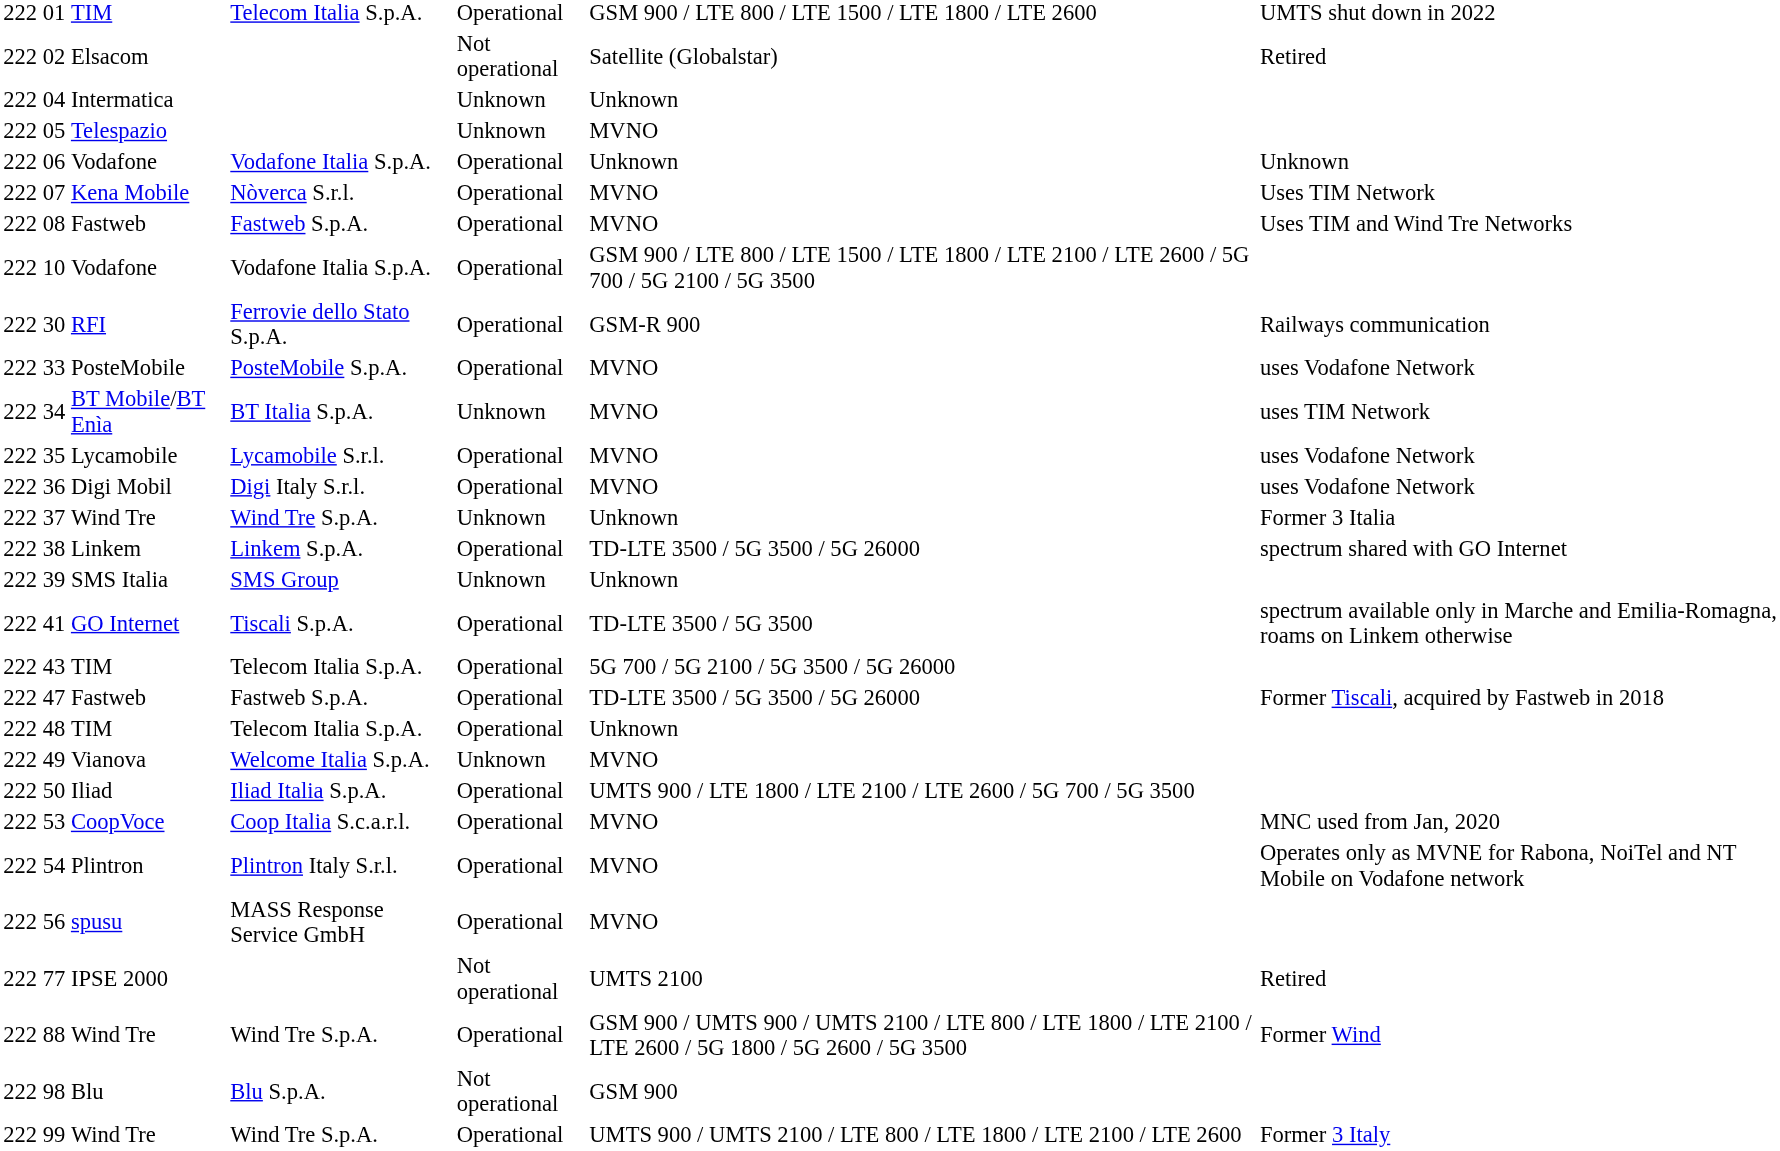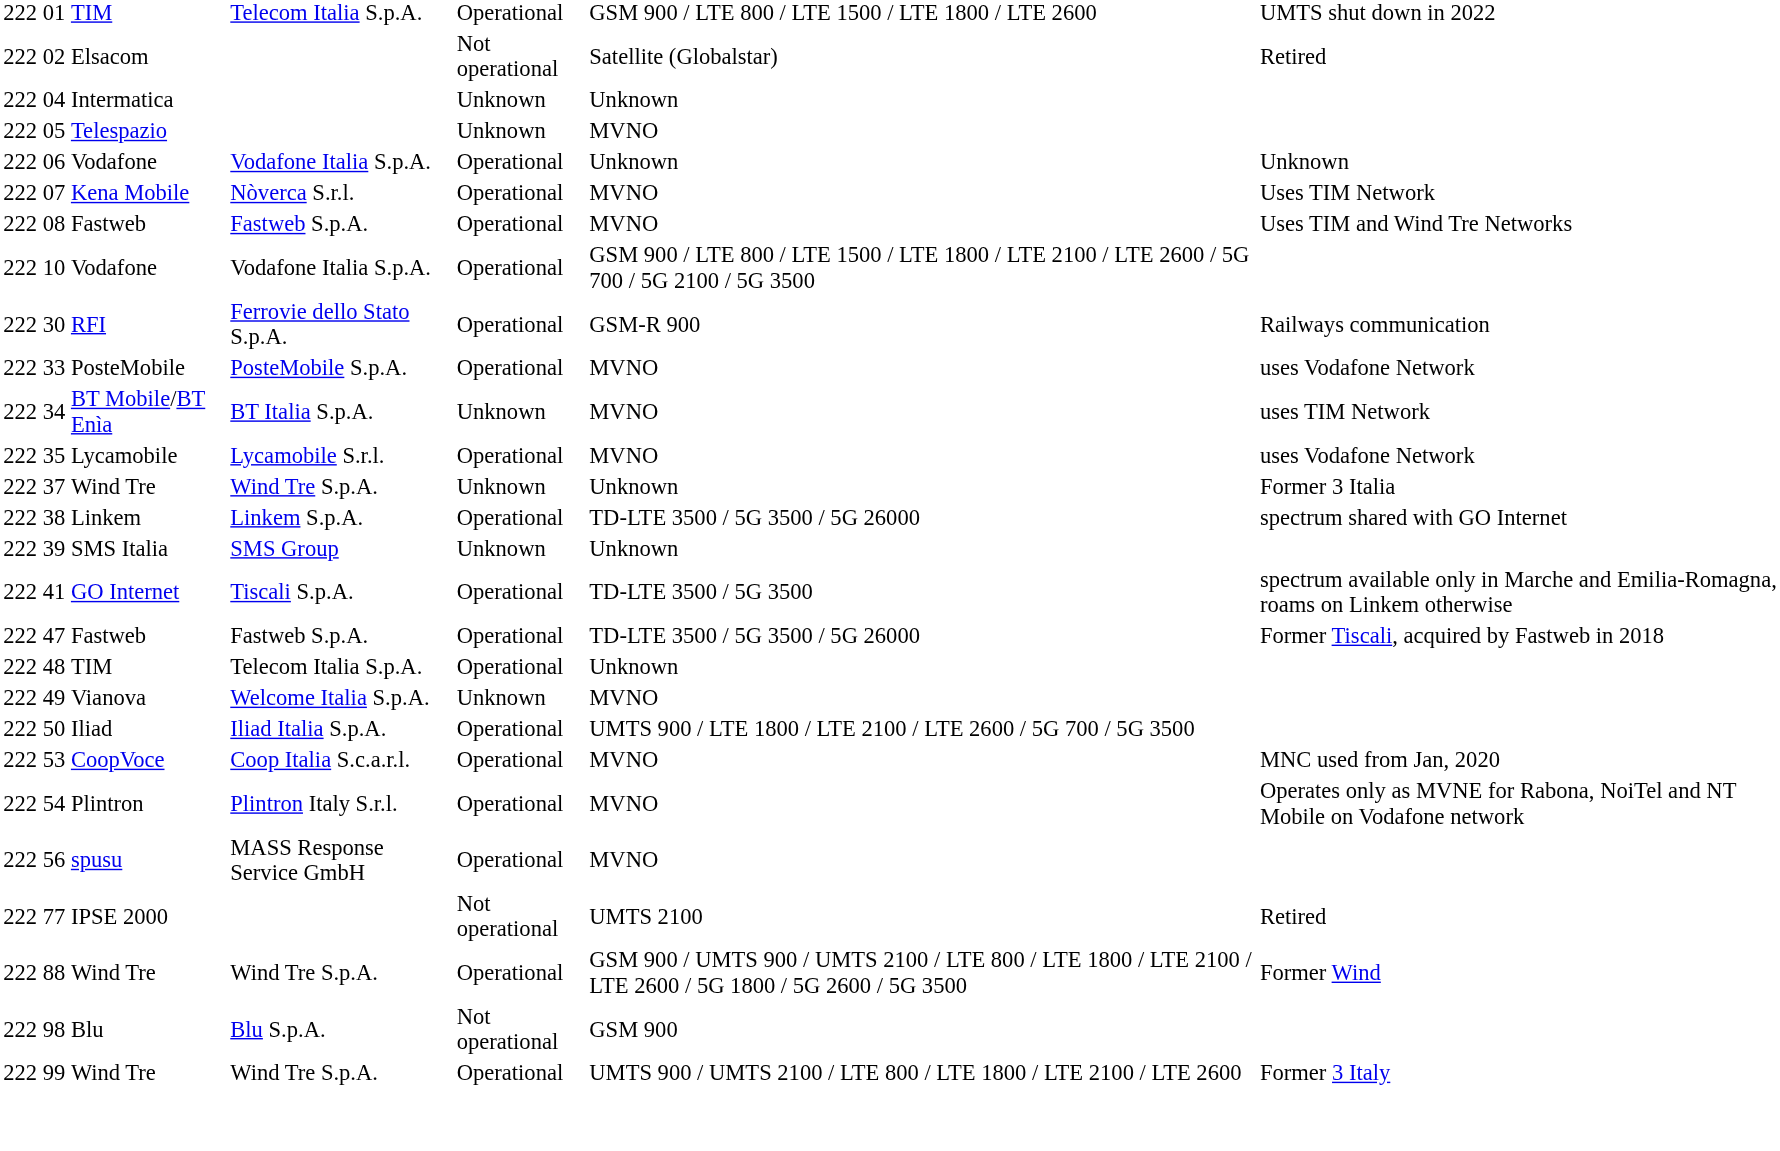- row: (54, 486)
- row: (54, 666)
